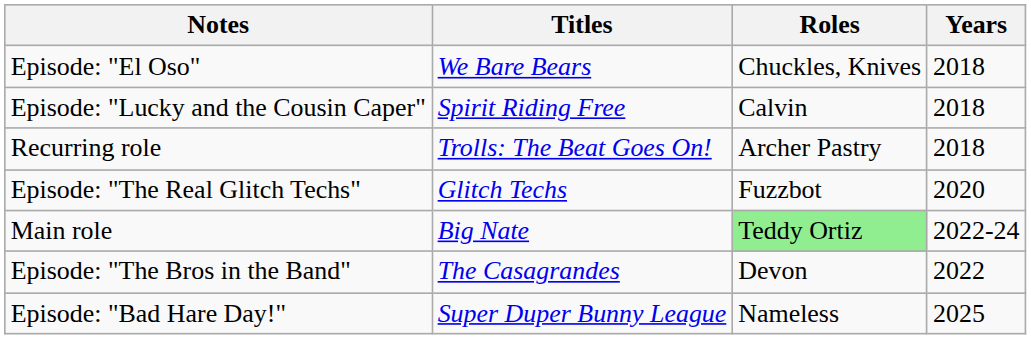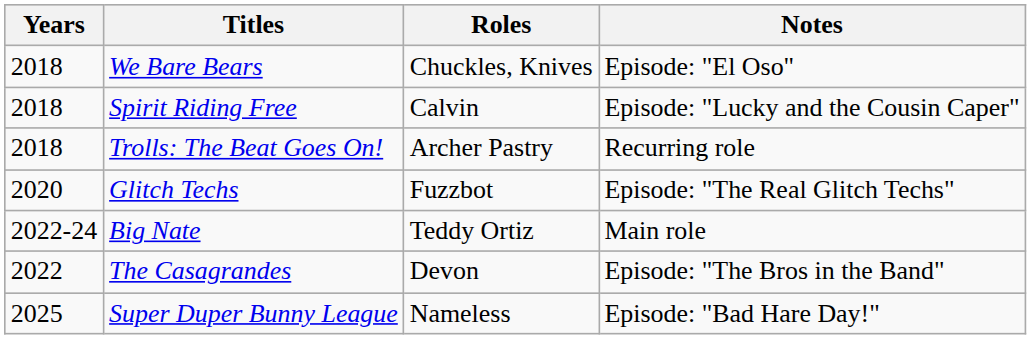columns swapped: (976, 25) <-> (218, 25)
(800, 230) lightgreen background -> (472, 230) no background
